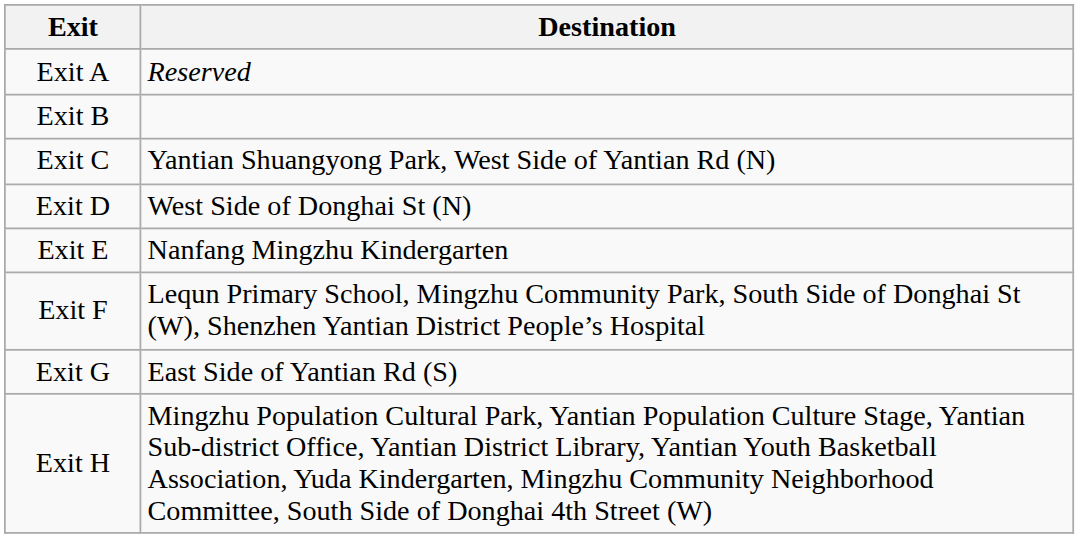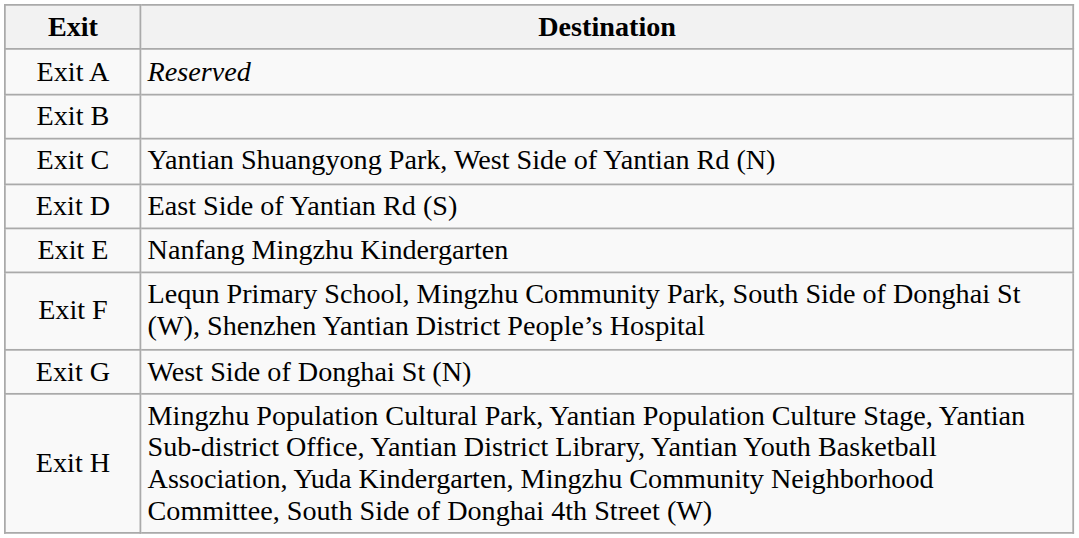(309, 205) West Side of Donghai St (N) -> (302, 205) East Side of Yantian Rd (S)
(302, 371) East Side of Yantian Rd (S) -> (309, 371) West Side of Donghai St (N)
